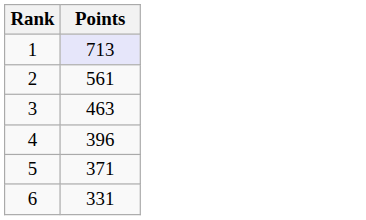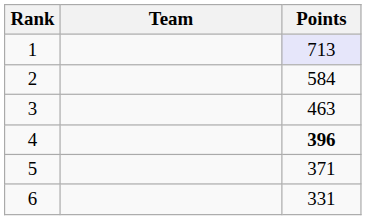+ column: (171, 19)
(100, 79) 561 -> (321, 79) 584
(100, 139) normal -> (321, 139) bold
